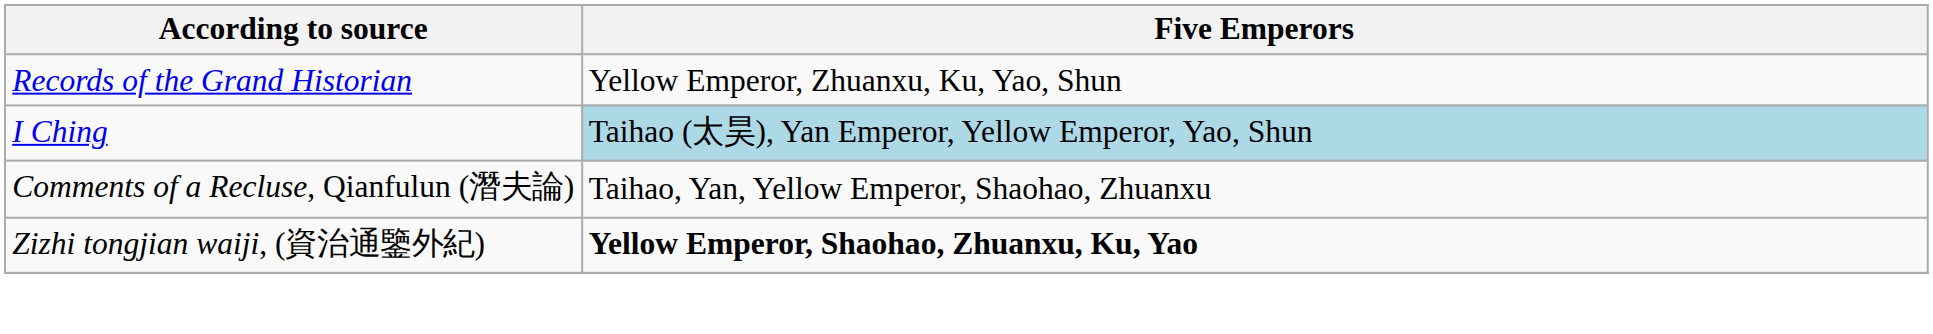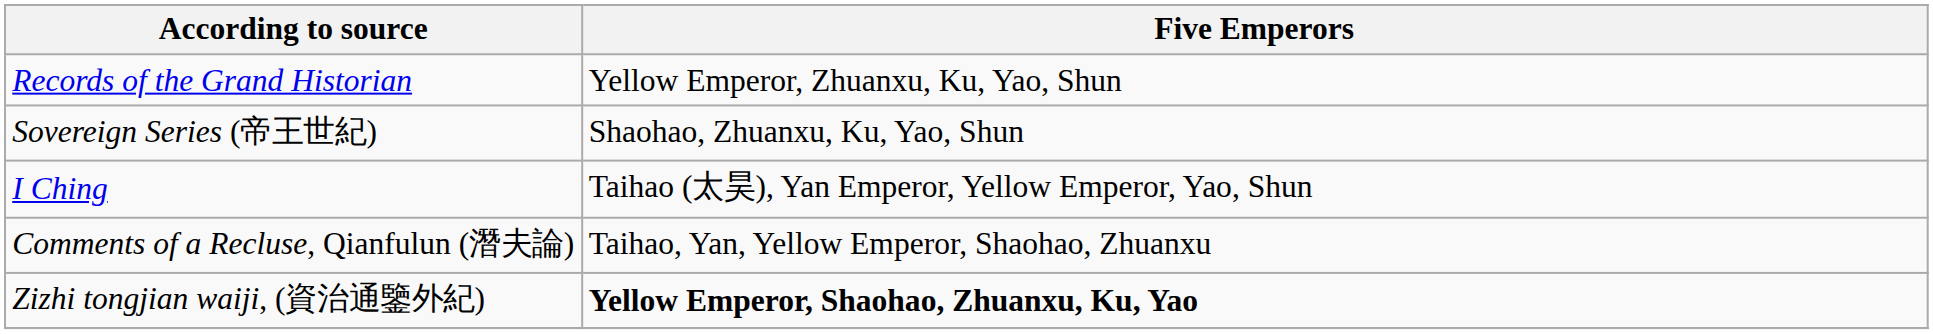+ row: (195, 131)
(951, 131) lightblue background -> (951, 187) no background
